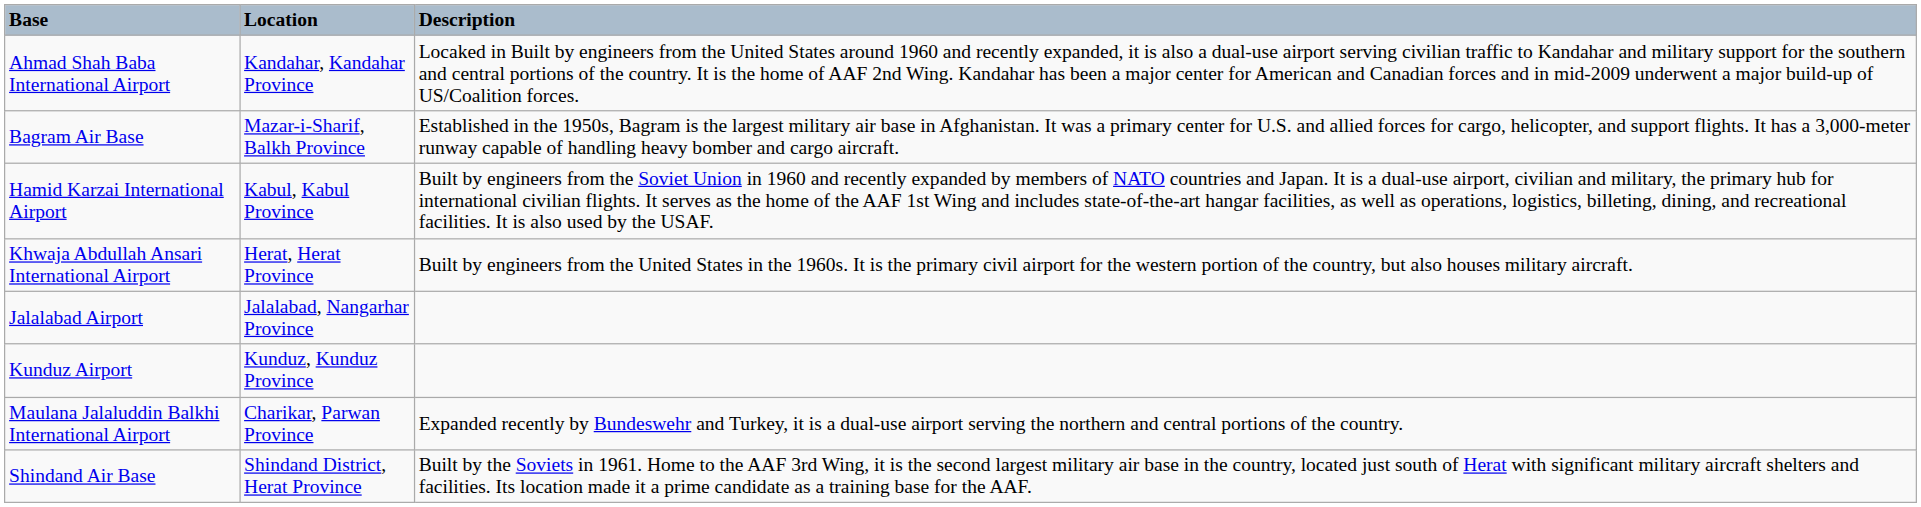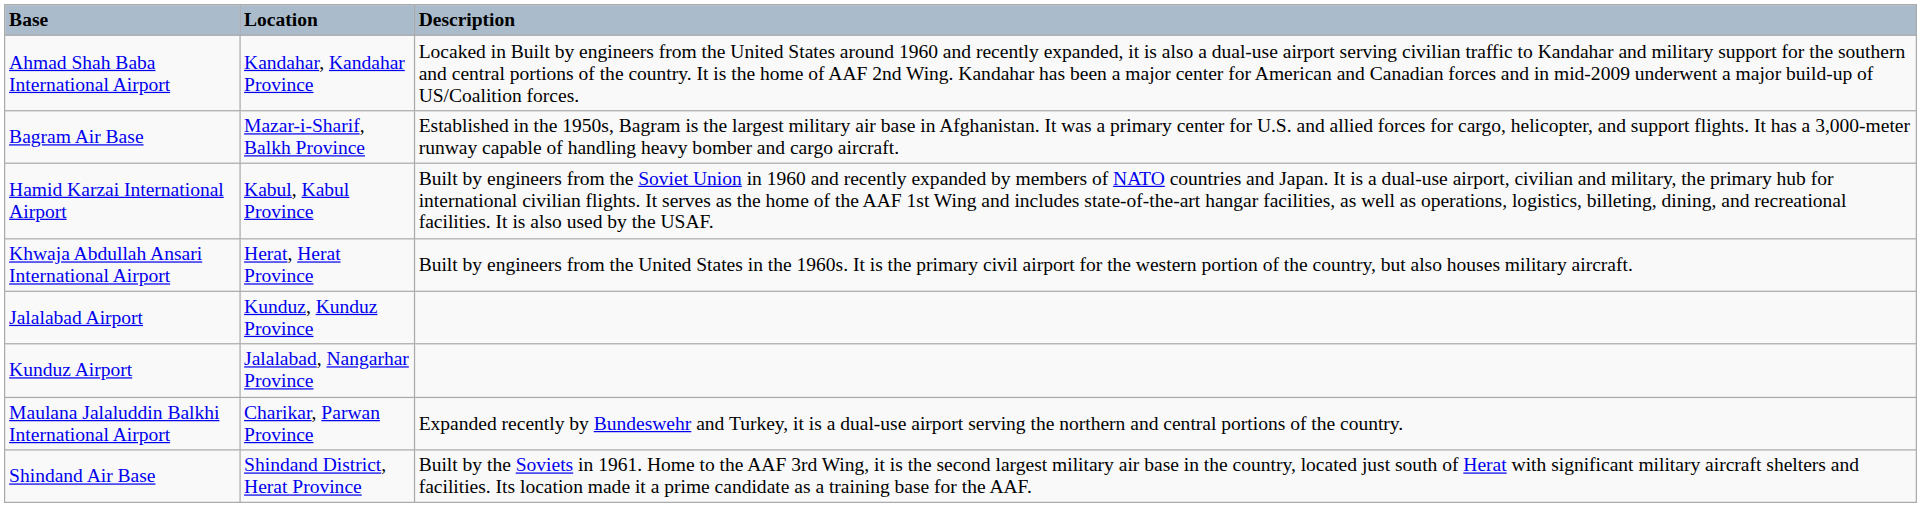(326, 317) Jalalabad, Nangarhar Province -> (311, 317) Kunduz, Kunduz Province
(311, 370) Kunduz, Kunduz Province -> (326, 370) Jalalabad, Nangarhar Province
